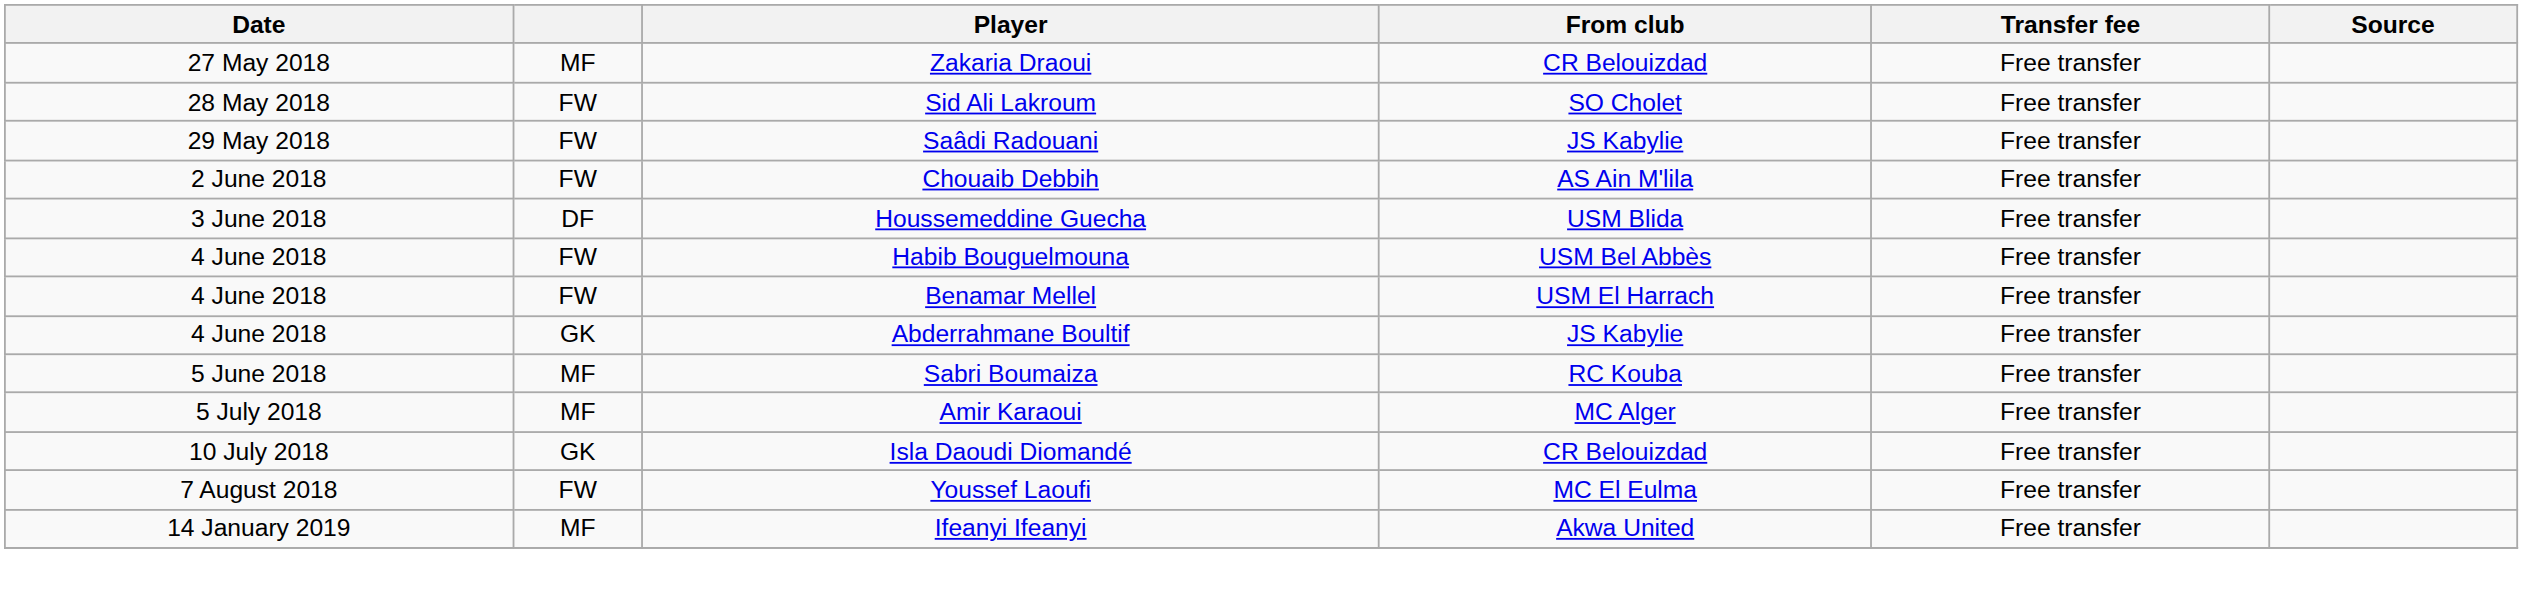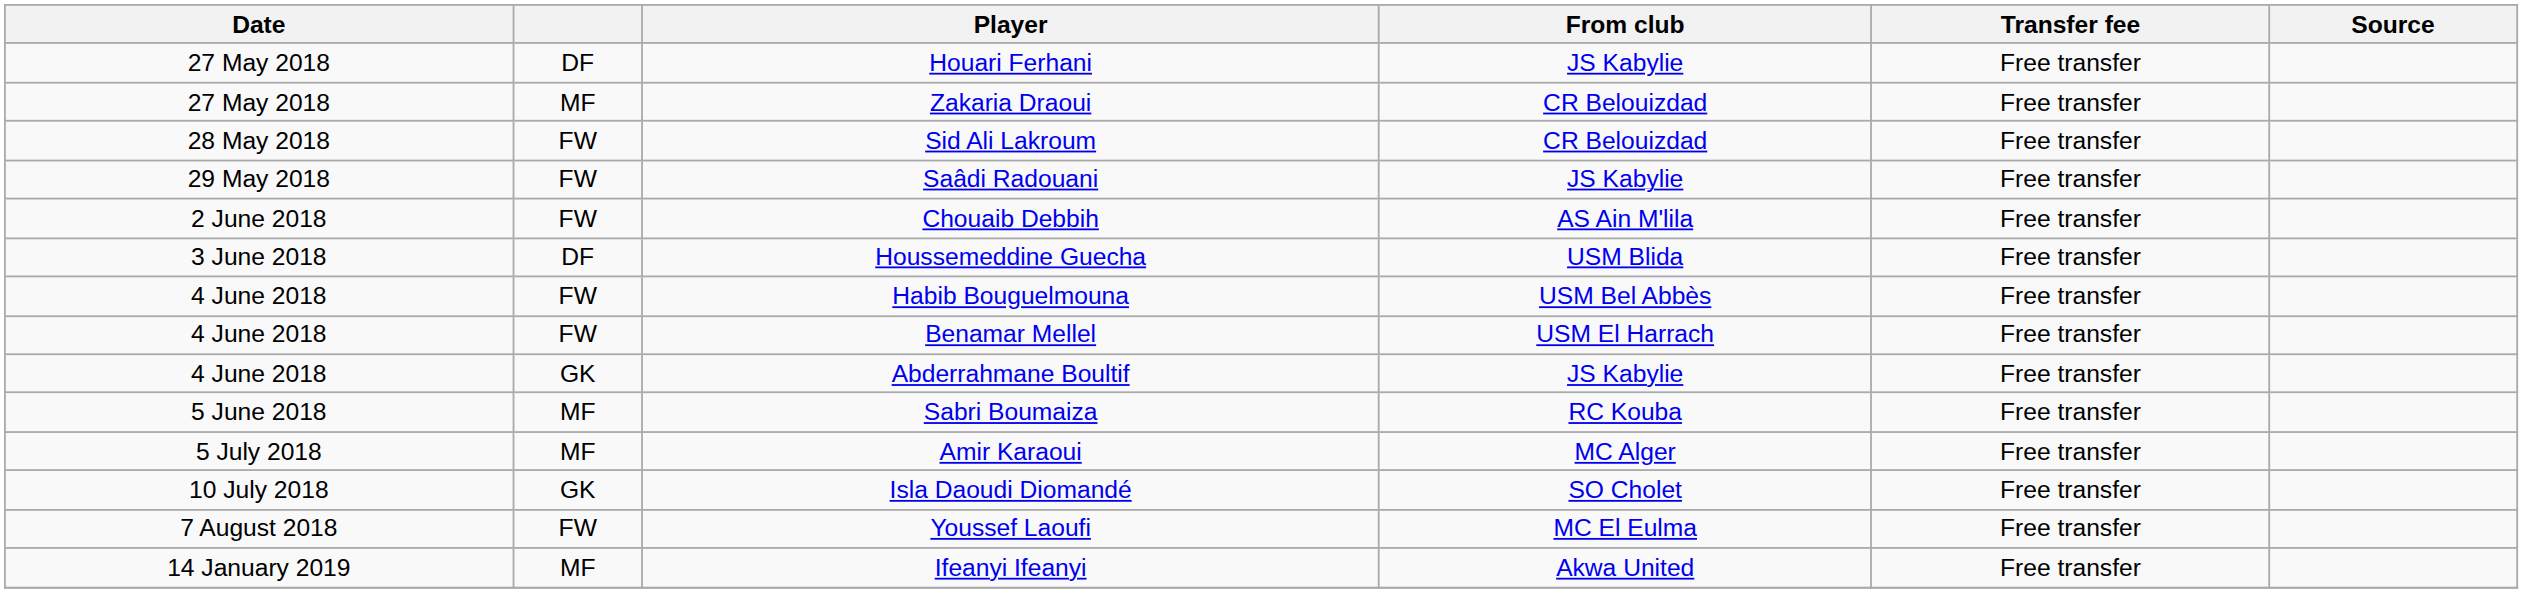+ row: (1011, 63)
(1625, 102) SO Cholet -> (1625, 140) CR Belouizdad
(1625, 451) CR Belouizdad -> (1625, 490) SO Cholet
